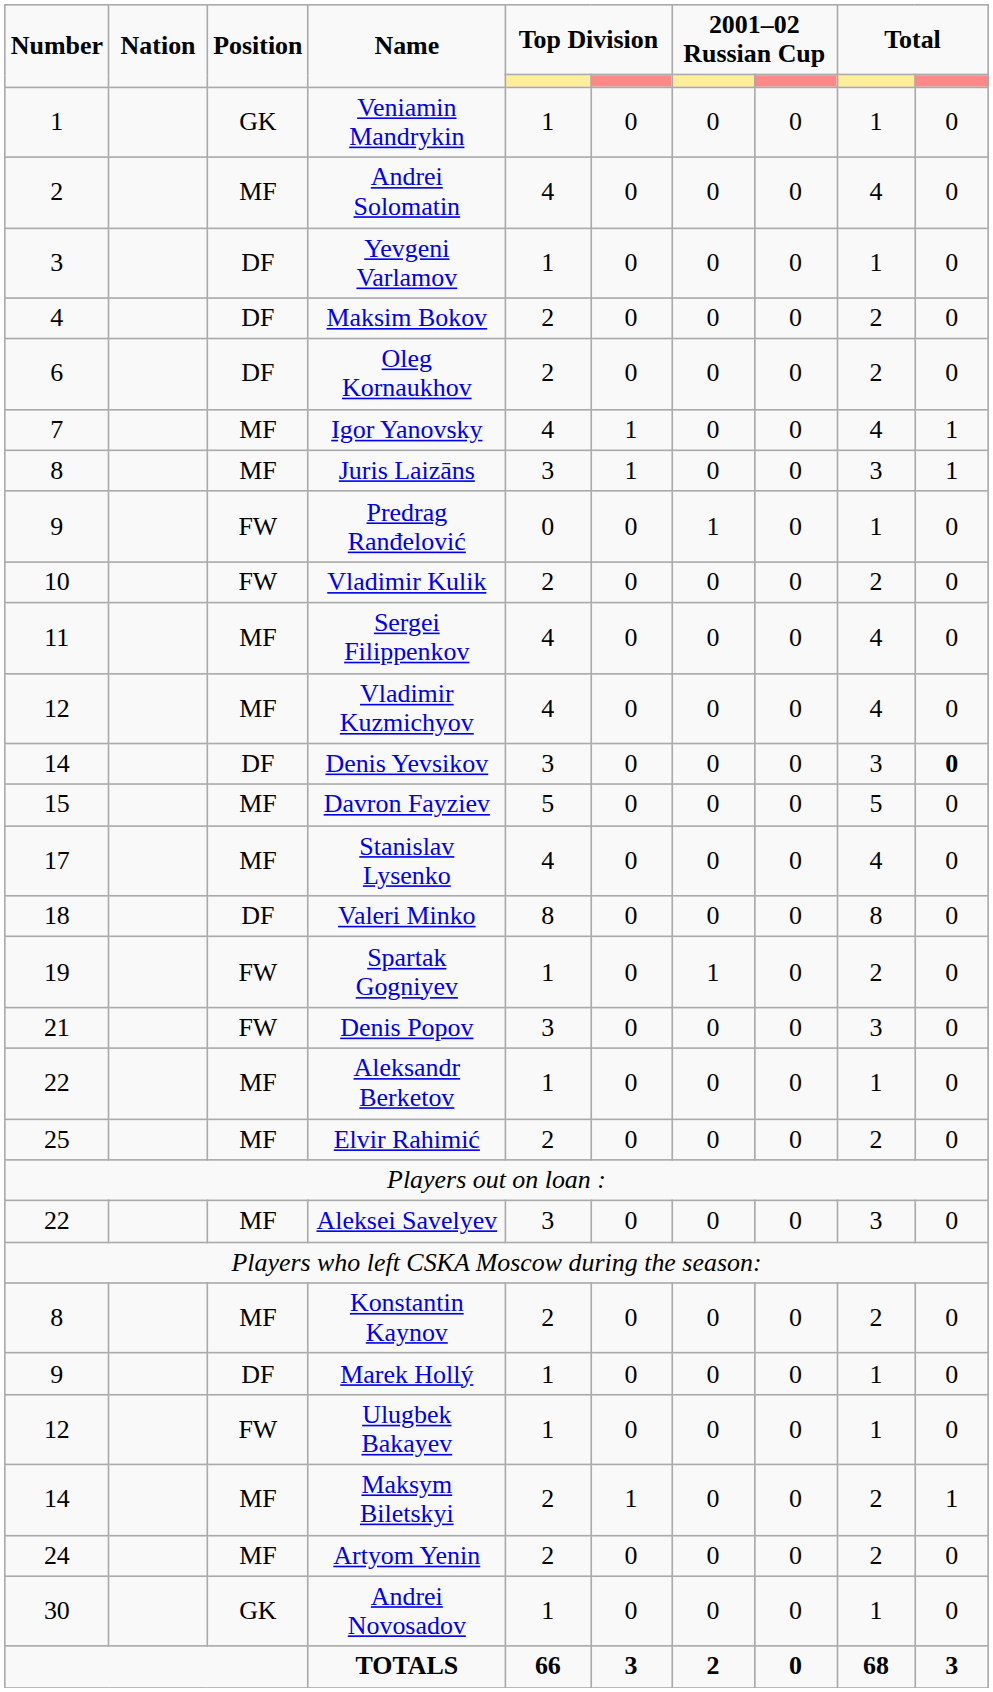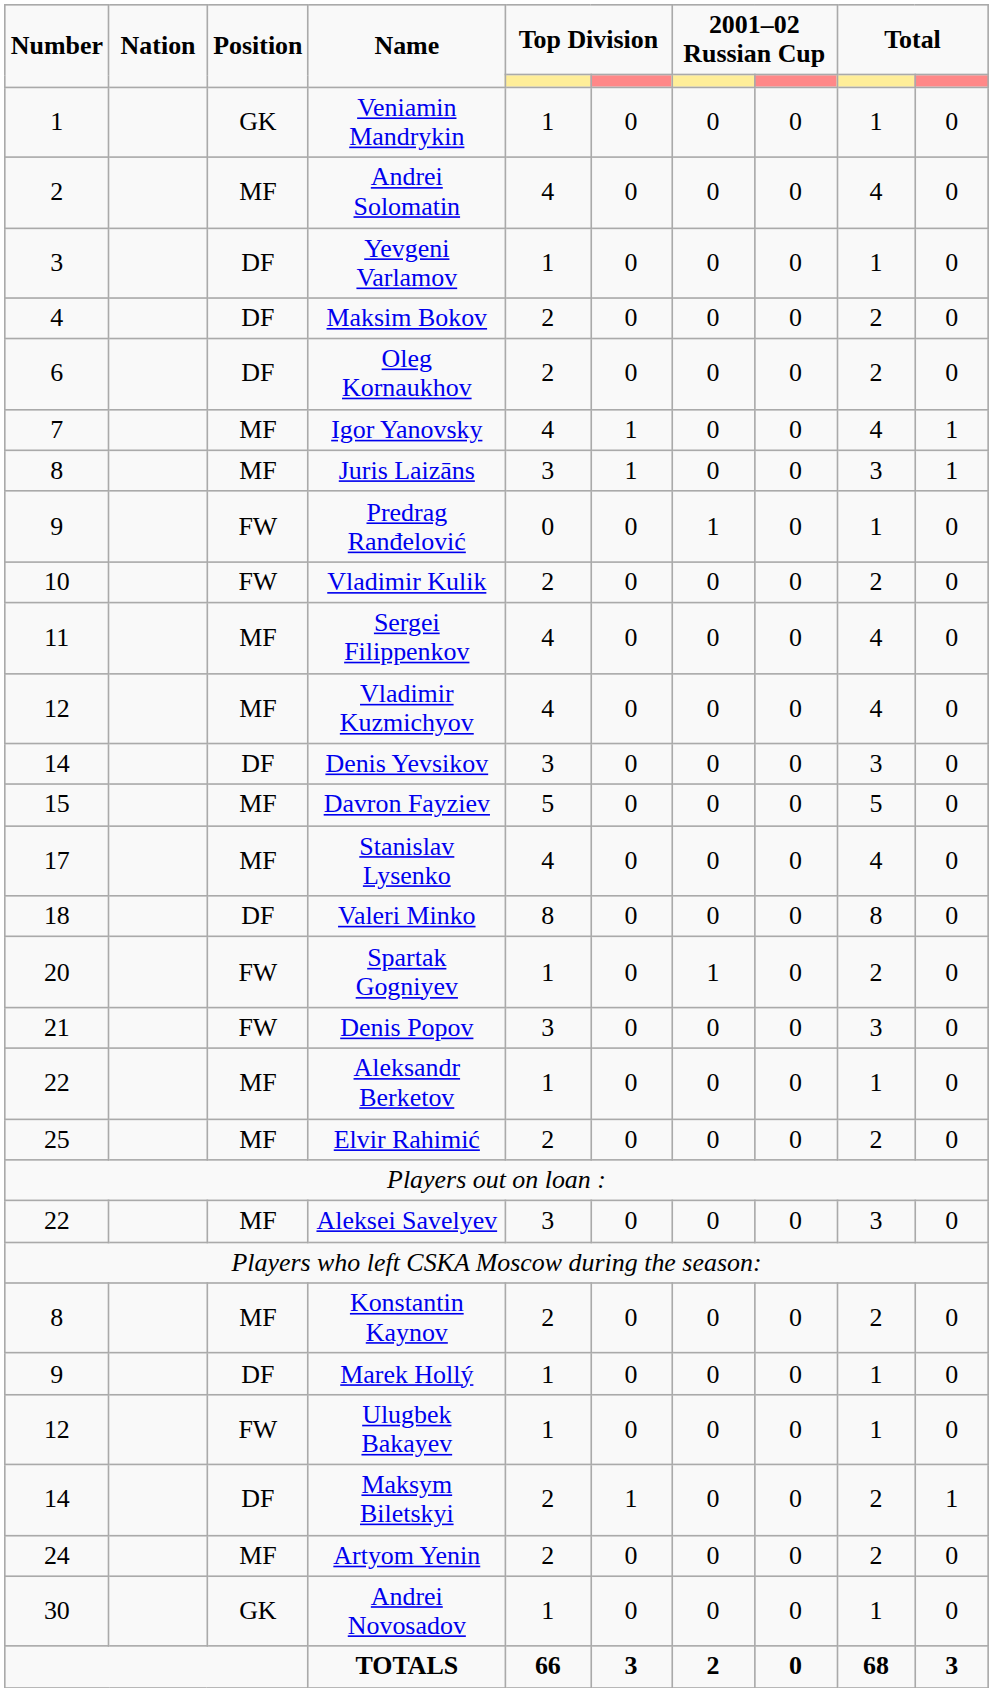(952, 763) bold -> (952, 763) normal
(57, 971) 19 -> (57, 971) 20
(258, 1499) MF -> (258, 1499) DF
